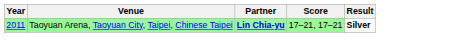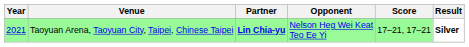+ column: (331, 12)
(16, 26) 2011 -> (16, 30) 2021
